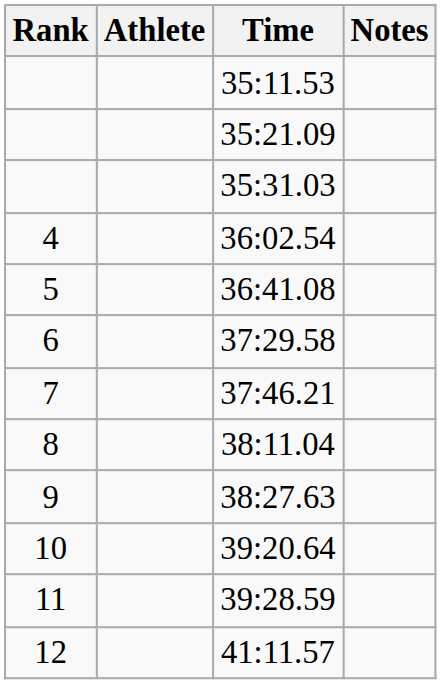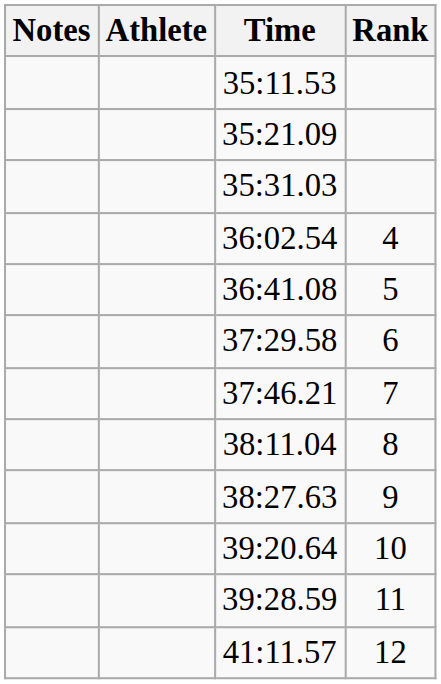columns swapped: (51, 30) <-> (390, 30)
